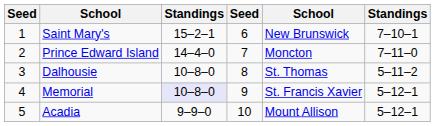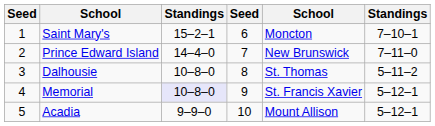(307, 33) New Brunswick -> (288, 33) Moncton
(288, 53) Moncton -> (307, 53) New Brunswick
